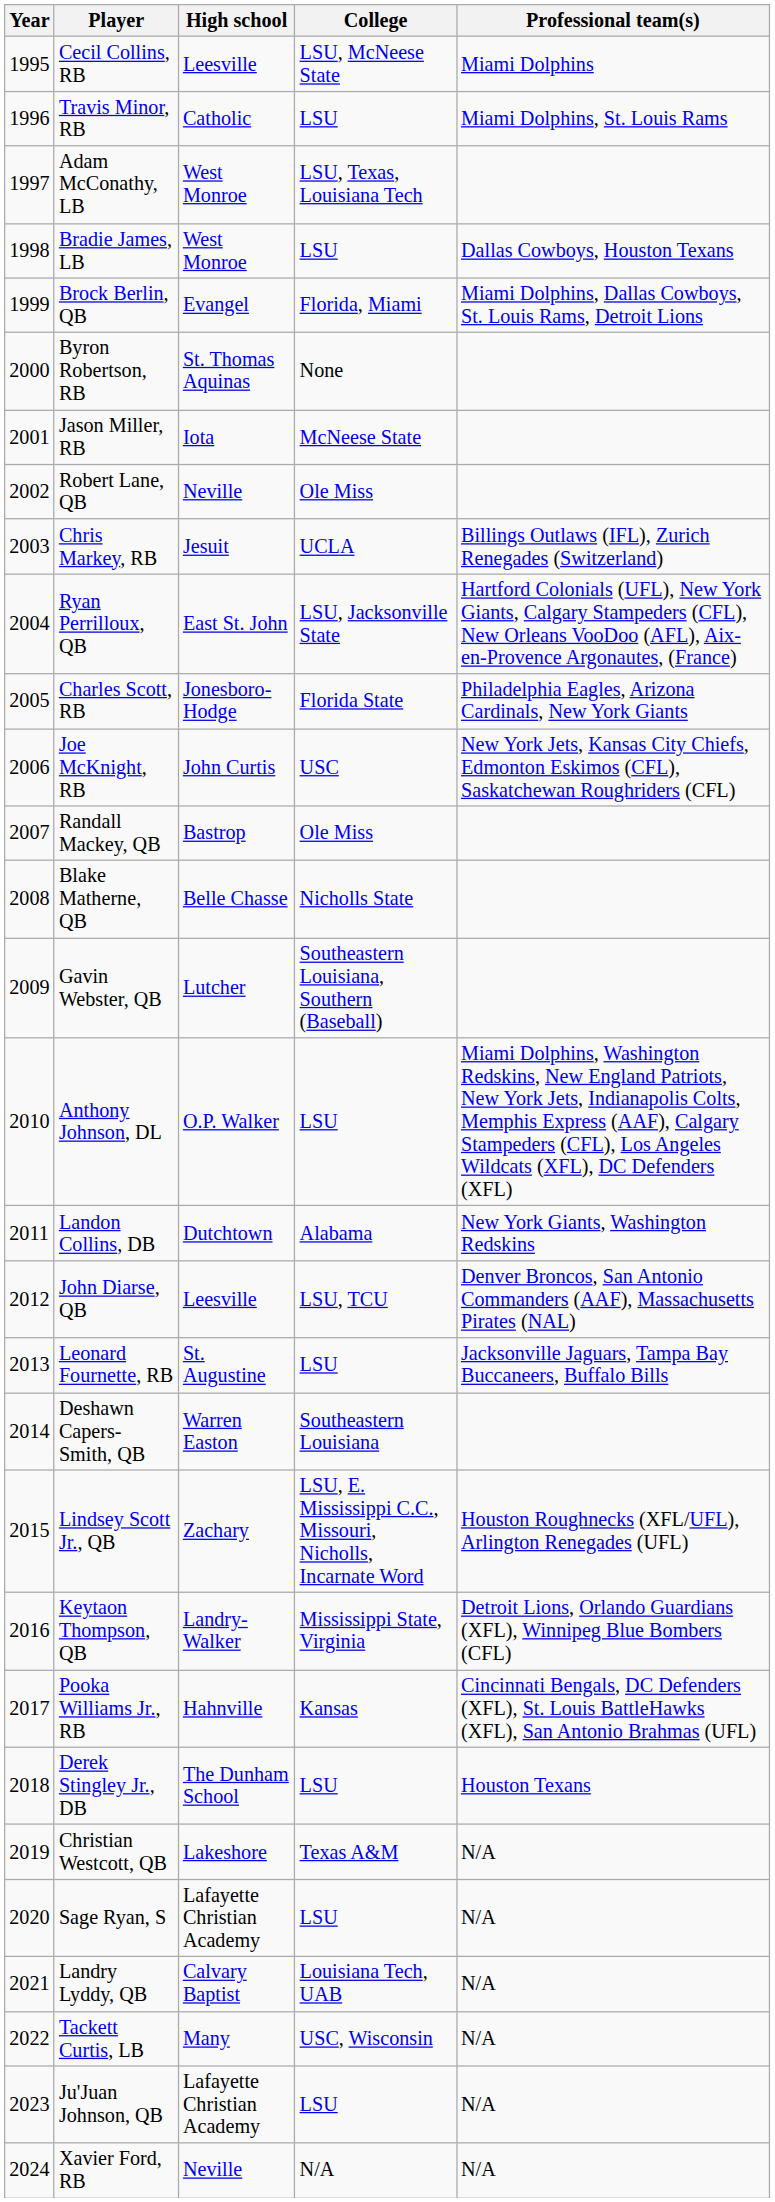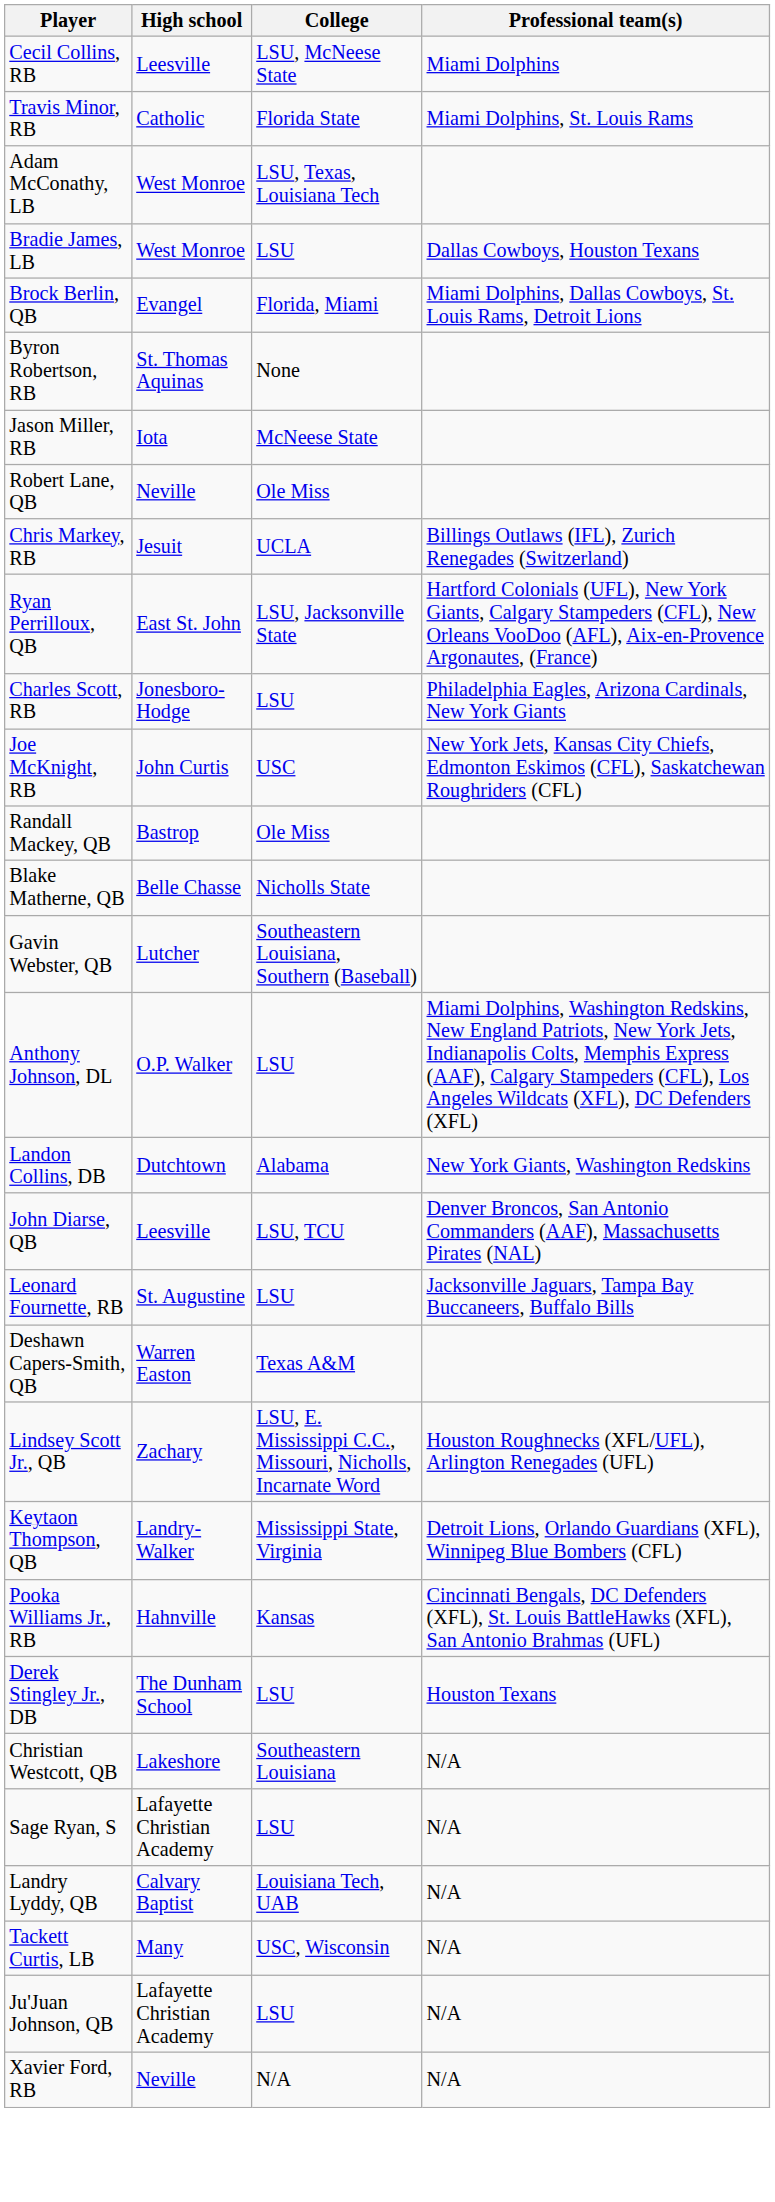- column: (29, 20)
(319, 118) LSU -> (308, 118) Florida State
(351, 701) Florida State -> (275, 701) LSU
(352, 1431) Southeastern Louisiana -> (306, 1363) Texas A&M
(349, 1851) Texas A&M -> (308, 1761) Southeastern Louisiana
